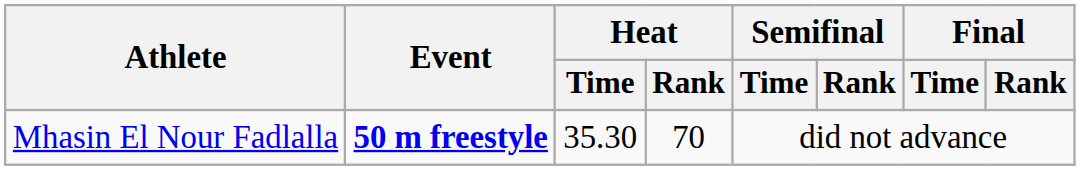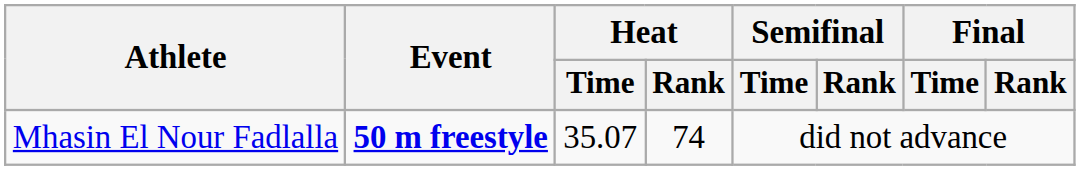(600, 137) 35.30 -> (600, 137) 35.07
(689, 137) 70 -> (689, 137) 74
